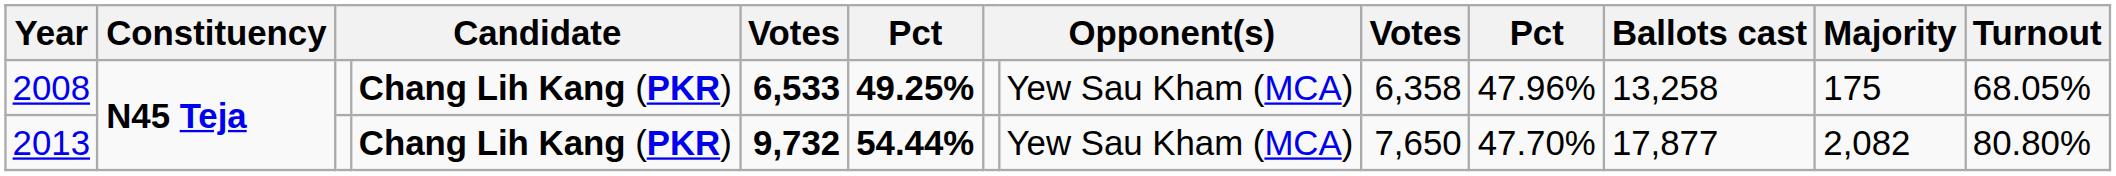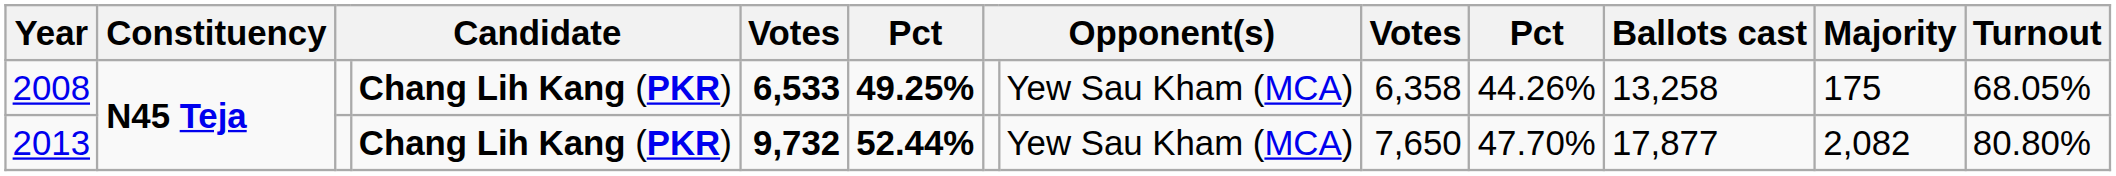(1537, 88) 47.96% -> (1537, 88) 44.26%
(915, 143) 54.44% -> (915, 143) 52.44%
